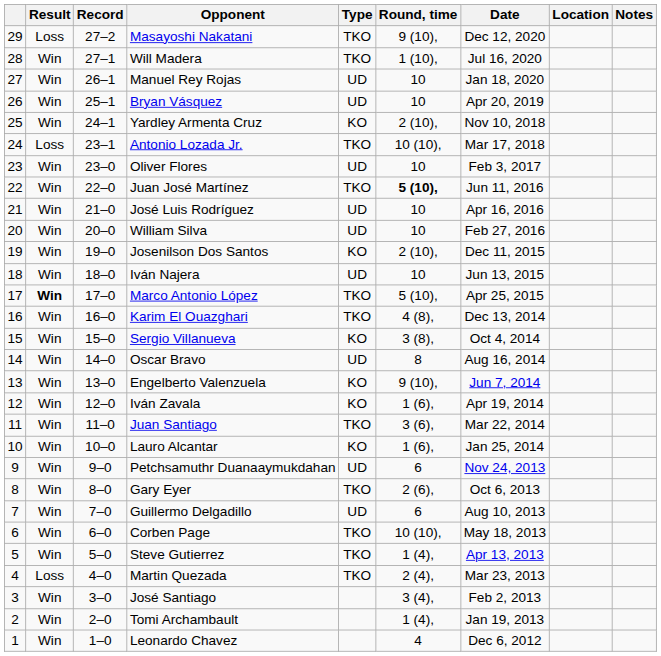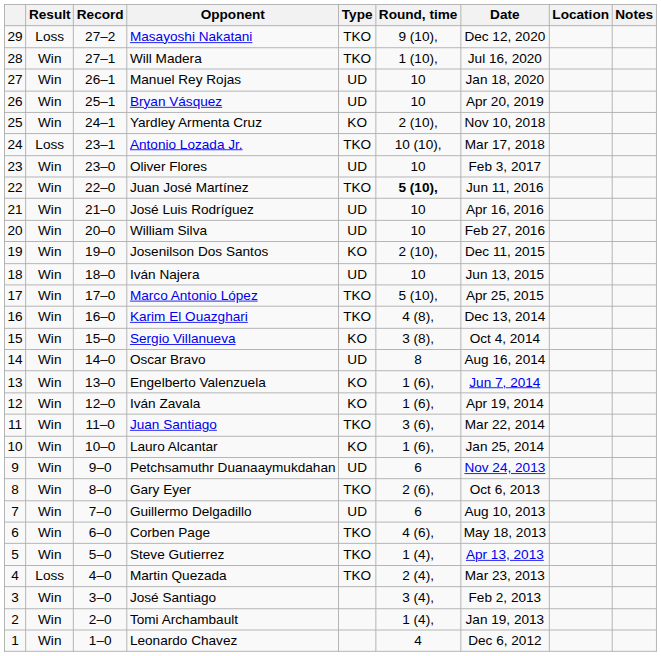(50, 295) bold -> (50, 295) normal
(418, 381) 9 (10), -> (418, 381) 1 (6),
(418, 532) 10 (10), -> (418, 532) 4 (6),
